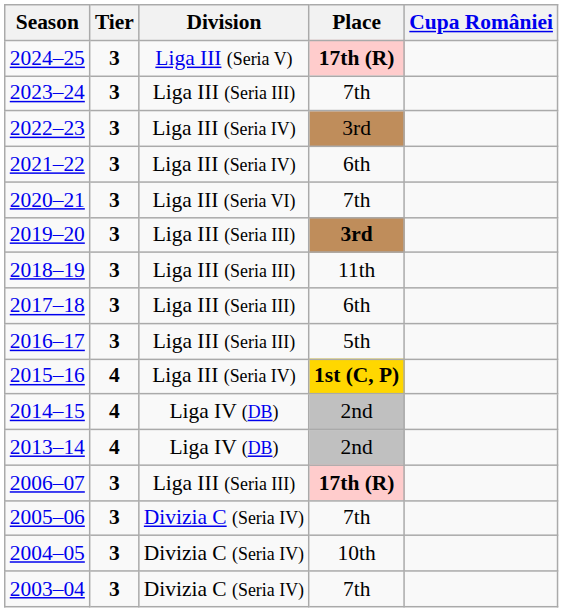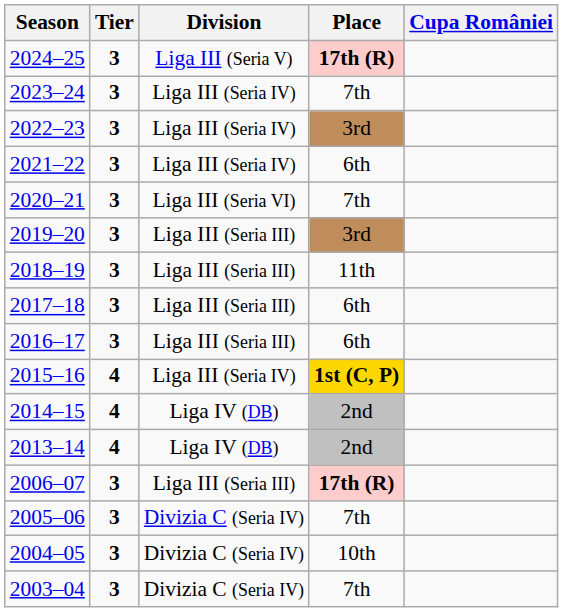(224, 93) Liga III (Seria III) -> (224, 93) Liga III (Seria IV)
(357, 234) bold -> (357, 234) normal
(357, 341) 5th -> (357, 341) 6th
